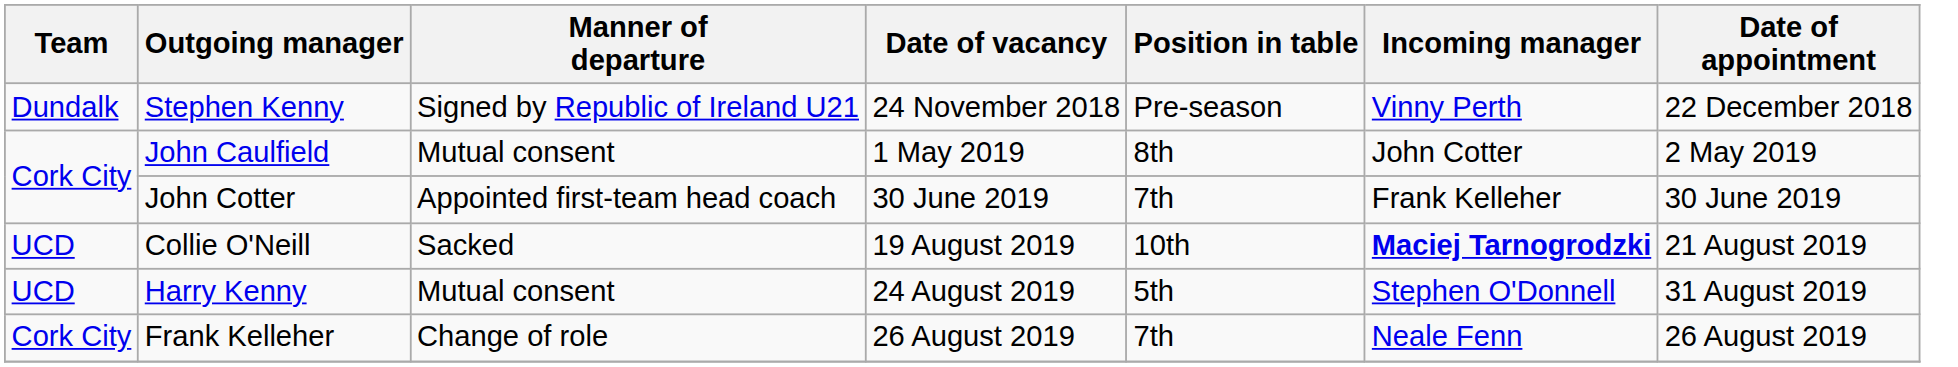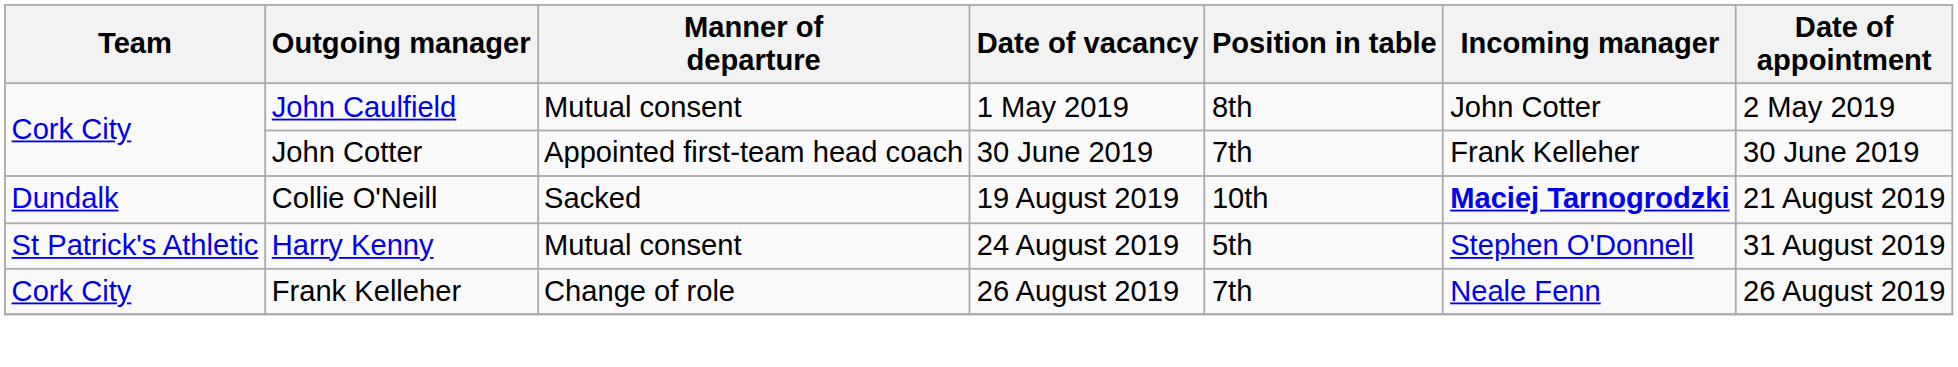- row: (244, 106)
(43, 245) UCD -> (65, 198) Dundalk
(43, 291) UCD -> (135, 245) St Patrick's Athletic
